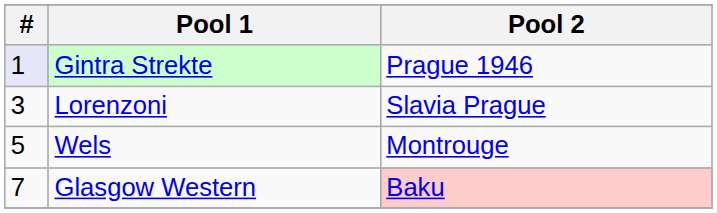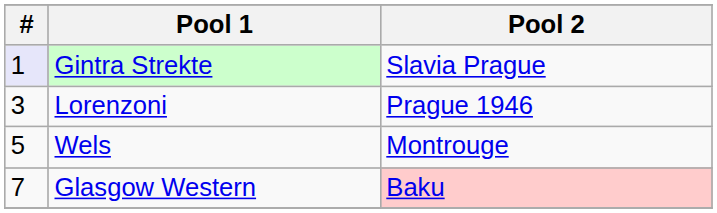(460, 65) Prague 1946 -> (466, 65) Slavia Prague
(466, 106) Slavia Prague -> (460, 106) Prague 1946
